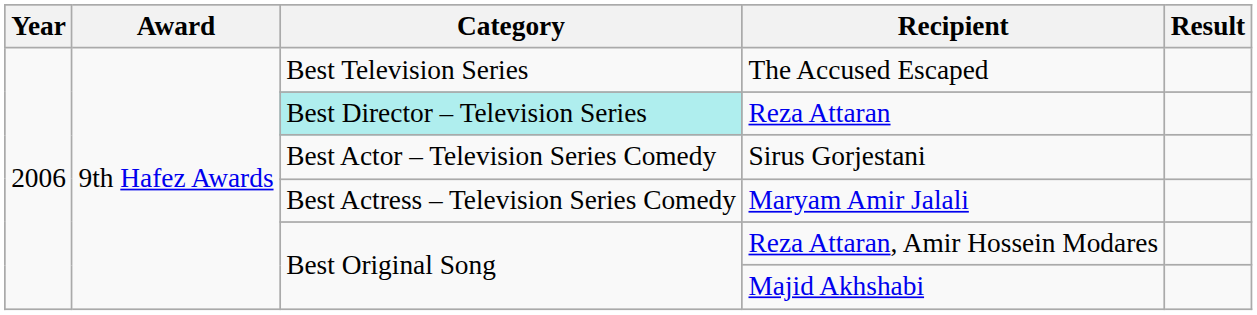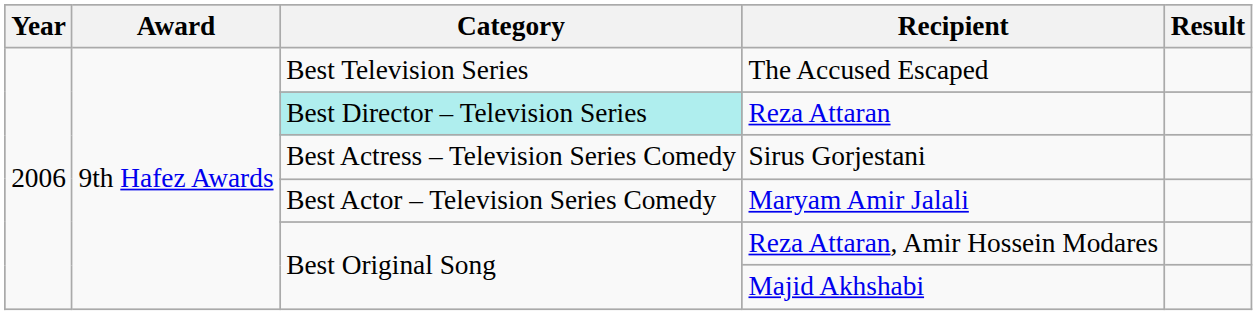(501, 156) Best Actor – Television Series Comedy -> (511, 156) Best Actress – Television Series Comedy
(511, 199) Best Actress – Television Series Comedy -> (501, 199) Best Actor – Television Series Comedy
